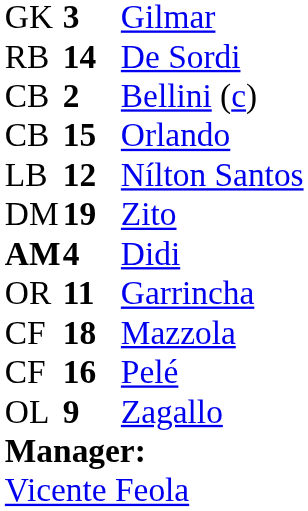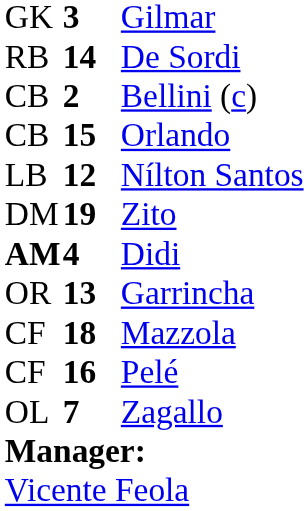(79, 293) 11 -> (80, 293) 13
(71, 411) 9 -> (71, 411) 7
